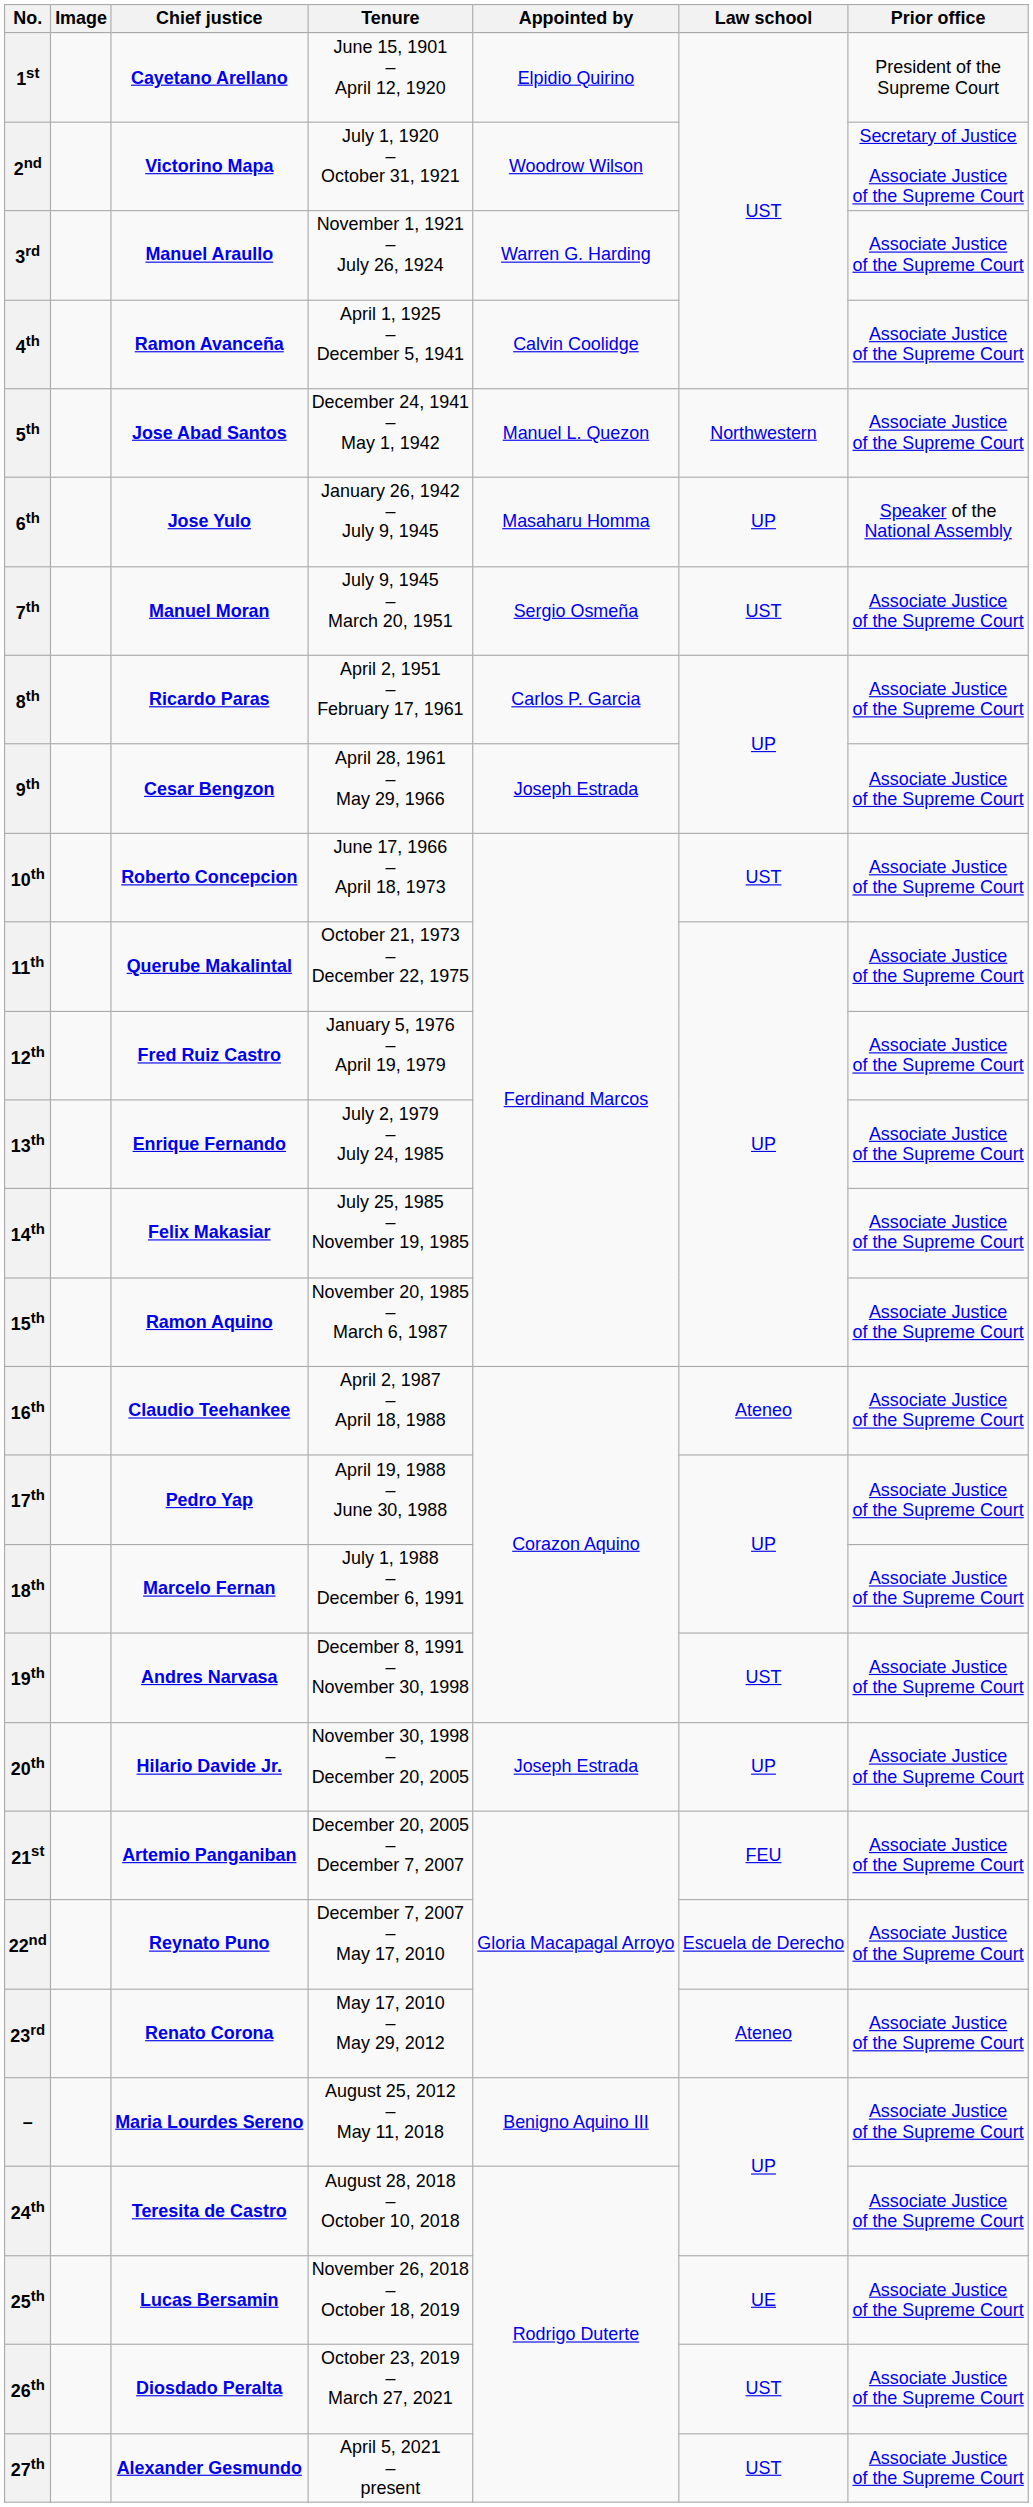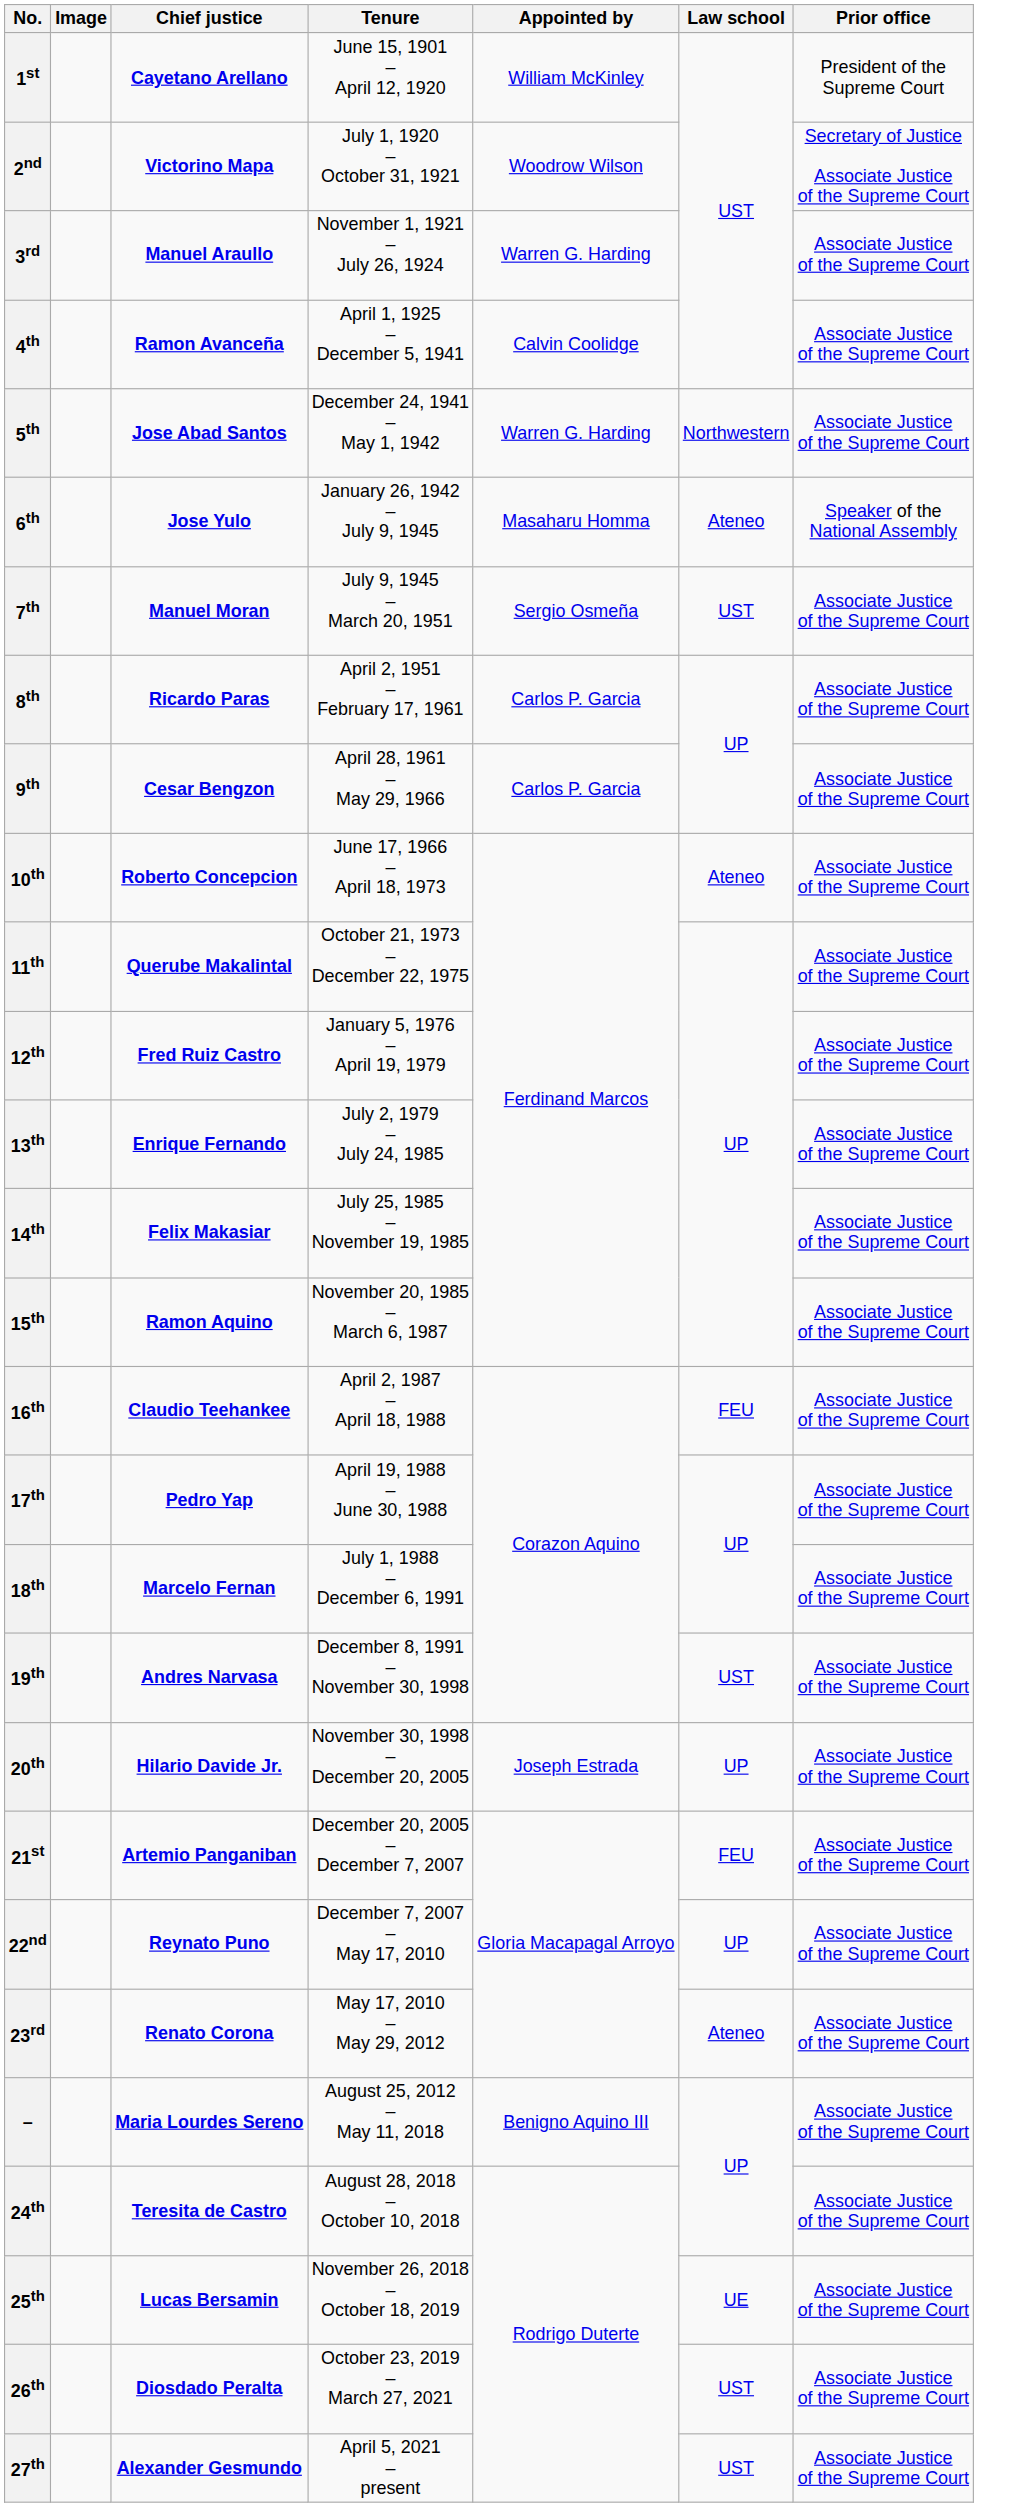(576, 77) Elpidio Quirino -> (576, 77) William McKinley
(576, 432) Manuel L. Quezon -> (576, 432) Warren G. Harding
(763, 521) UP -> (736, 521) Ateneo
(576, 788) Joseph Estrada -> (576, 788) Carlos P. Garcia
(764, 877) UST -> (736, 877) Ateneo
(764, 1410) Ateneo -> (736, 1410) FEU
(764, 1944) Escuela de Derecho -> (736, 1944) UP
